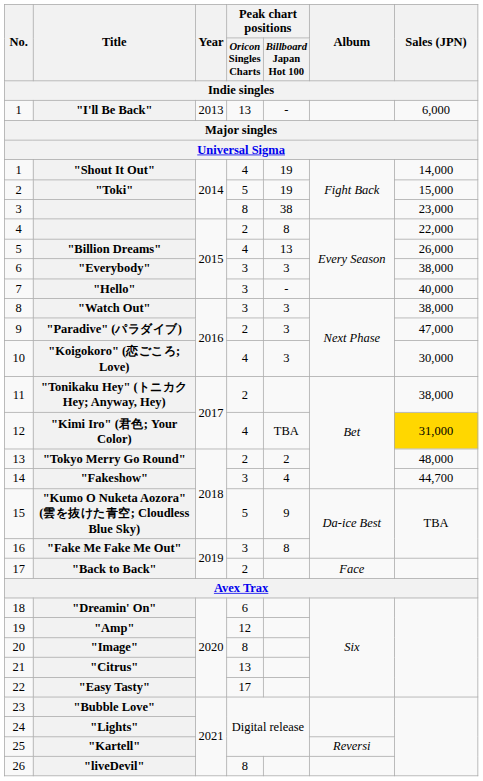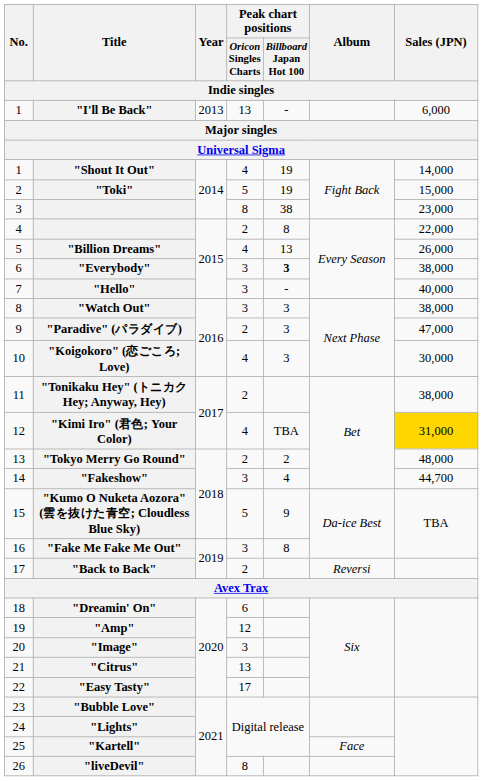(286, 268) normal -> (286, 268) bold
(352, 568) Face -> (352, 568) Reversi
(245, 647) 8 -> (245, 647) 3
(352, 746) Reversi -> (352, 746) Face
